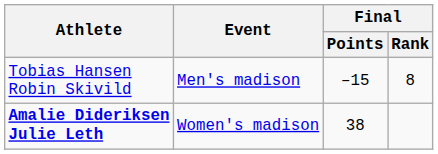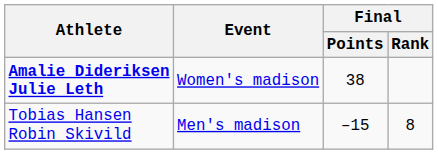rows swapped: (70, 80) <-> (89, 126)
